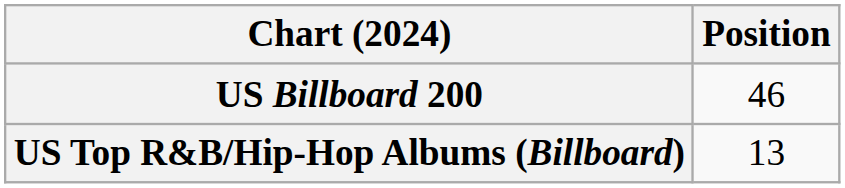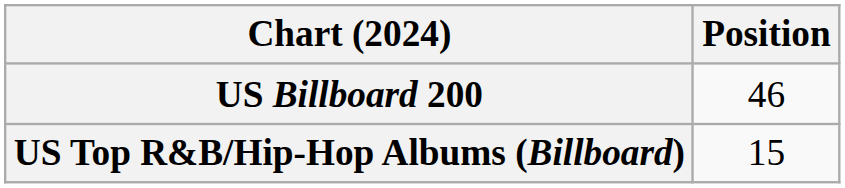(766, 152) 13 -> (766, 152) 15
